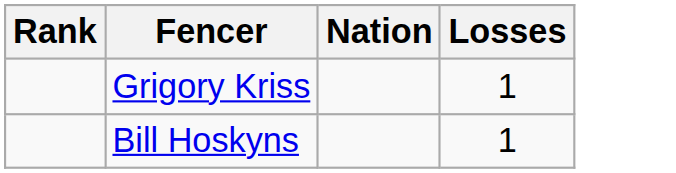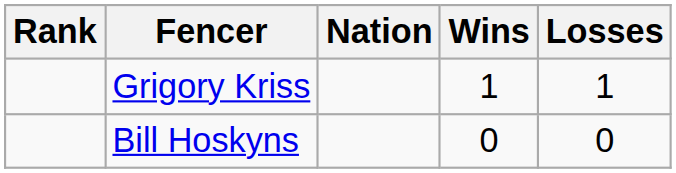+ column: (489, 31)
(507, 140) 1 -> (605, 140) 0
